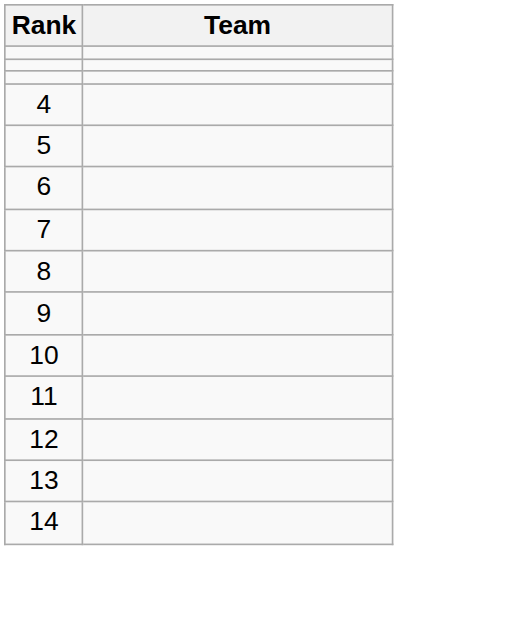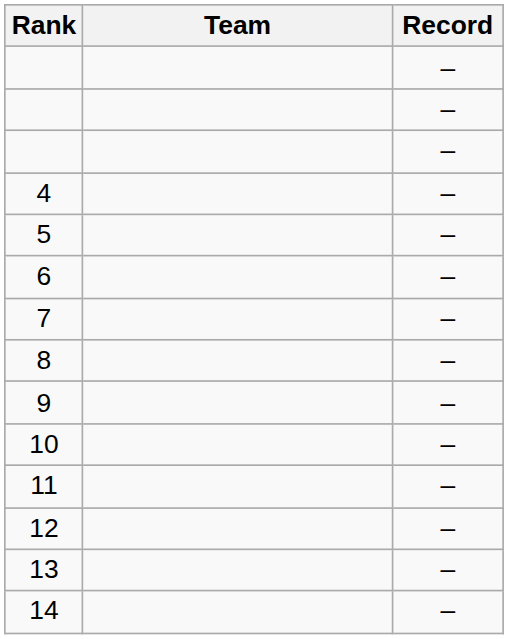+ column: (448, 25)
